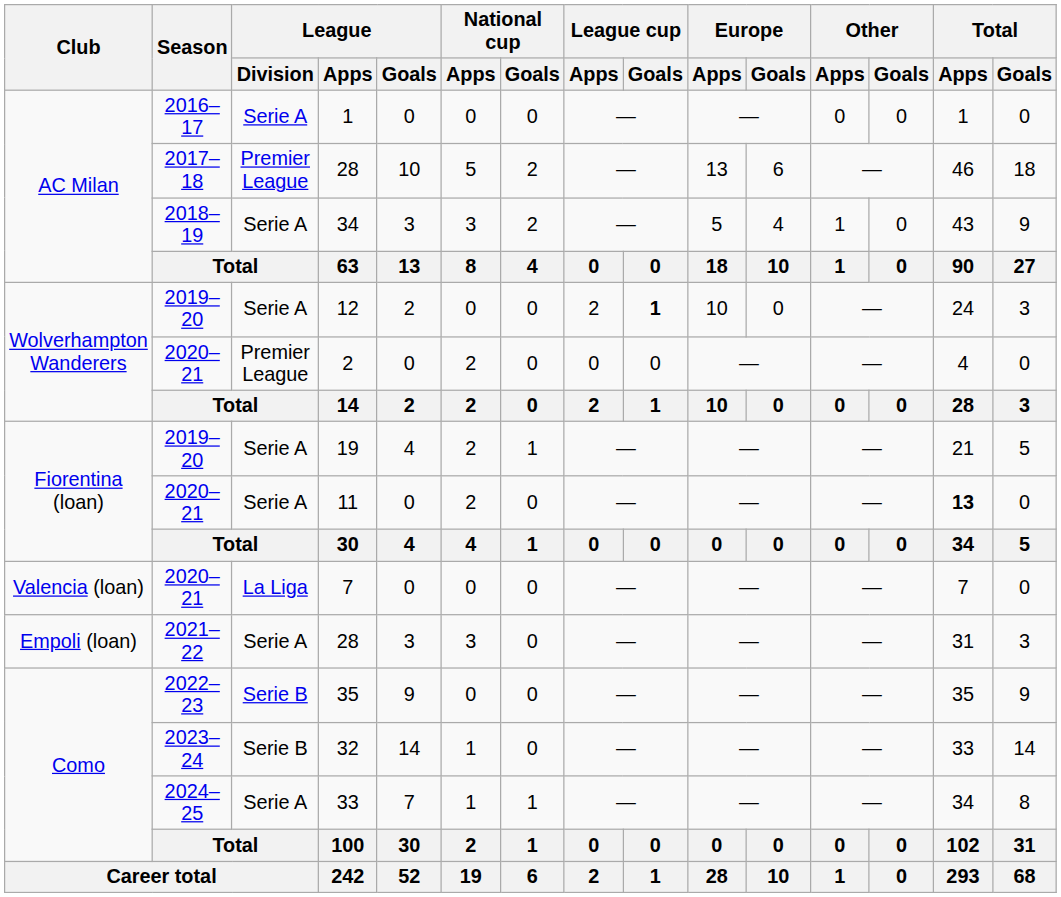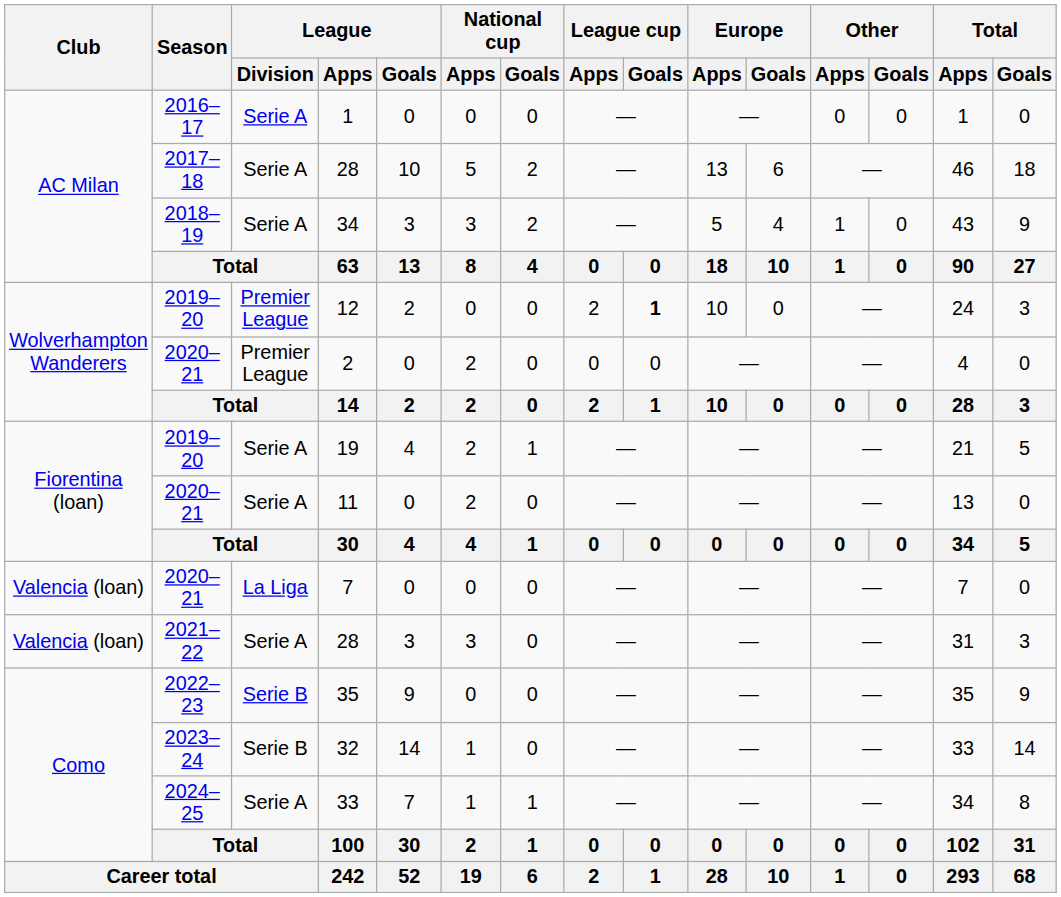(275, 170) Premier League -> (275, 170) Serie A
(275, 309) Serie A -> (275, 309) Premier League
(963, 502) bold -> (963, 502) normal
(78, 641) Empoli (loan) -> (78, 641) Valencia (loan)
